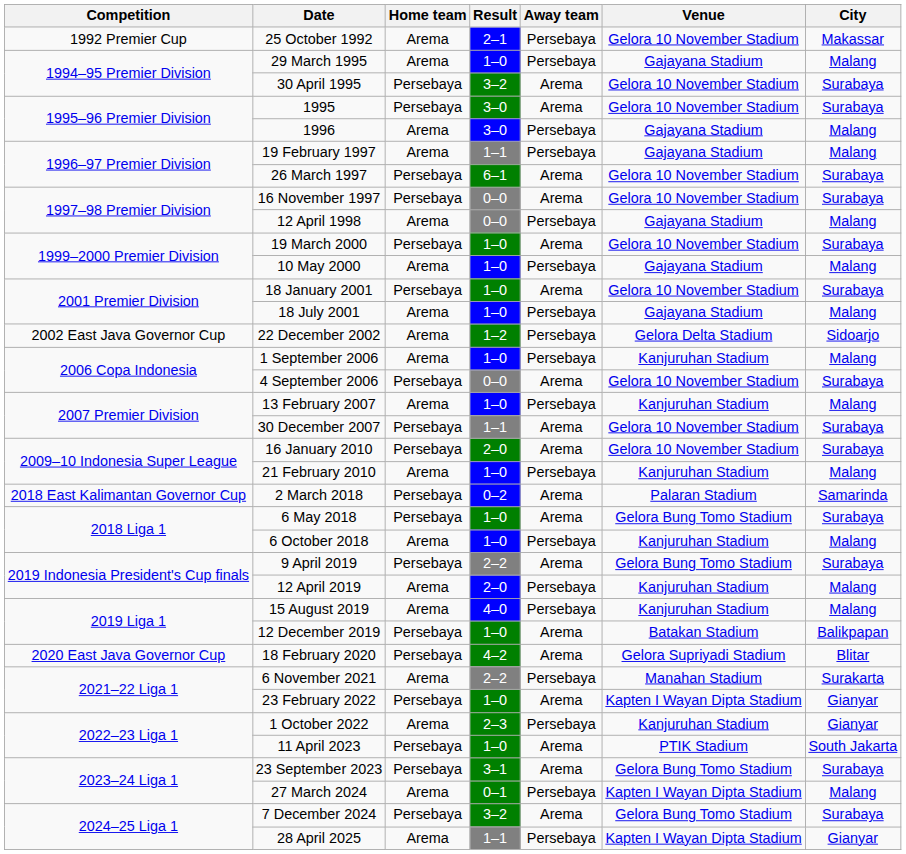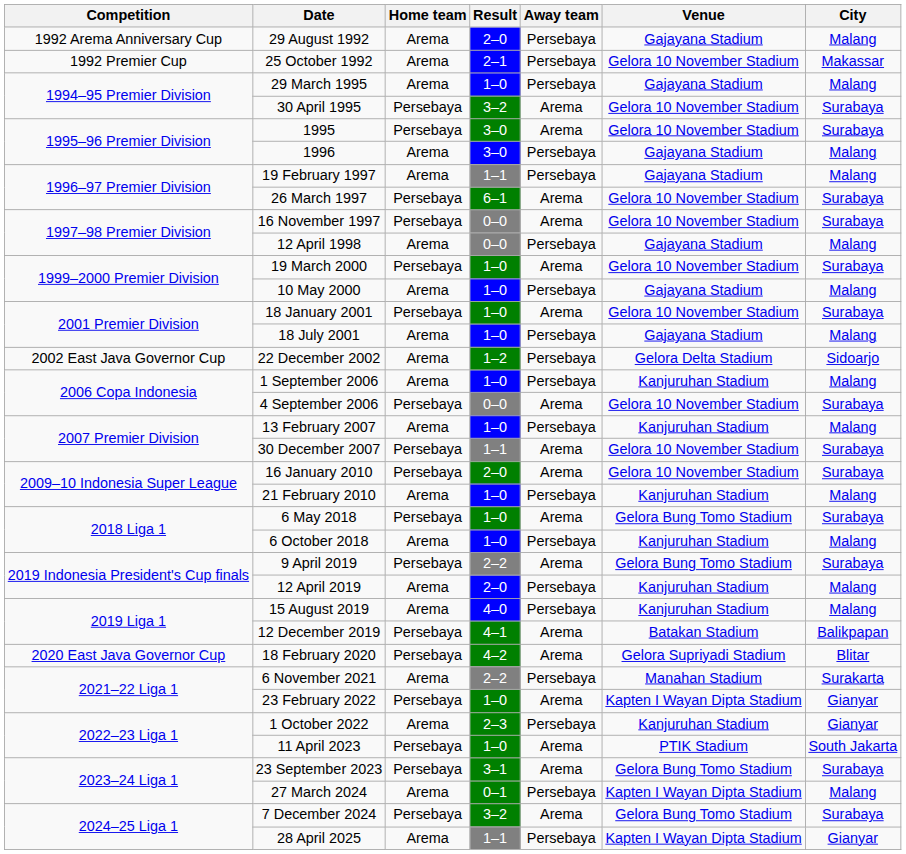+ row: (319, 38)
- row: (319, 495)
(495, 632) 1–0 -> (495, 632) 4–1
